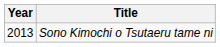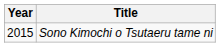(20, 32) 2013 -> (20, 32) 2015
